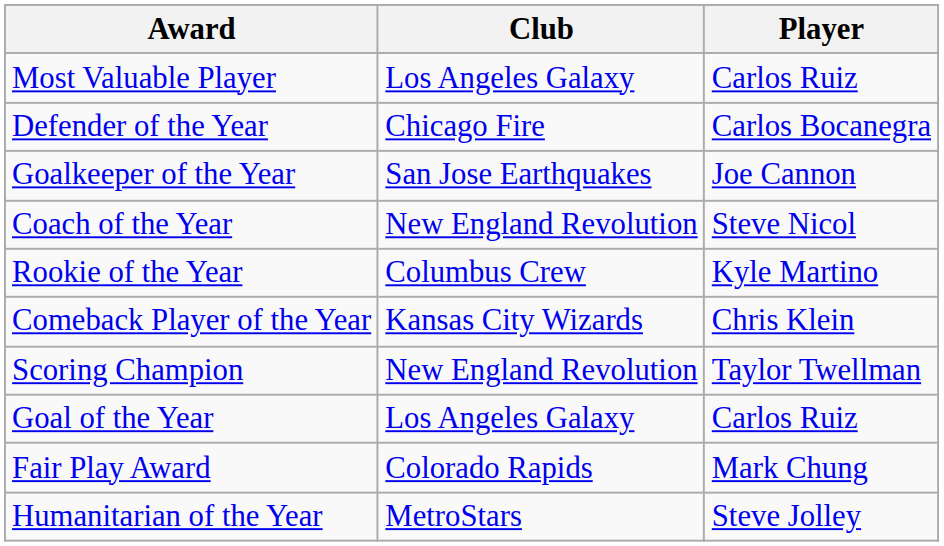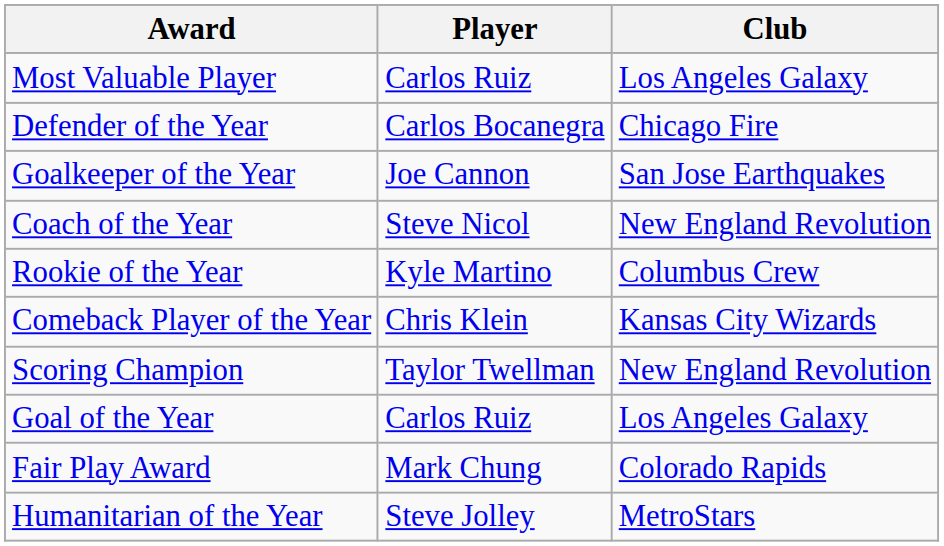columns swapped: (821, 28) <-> (541, 28)
